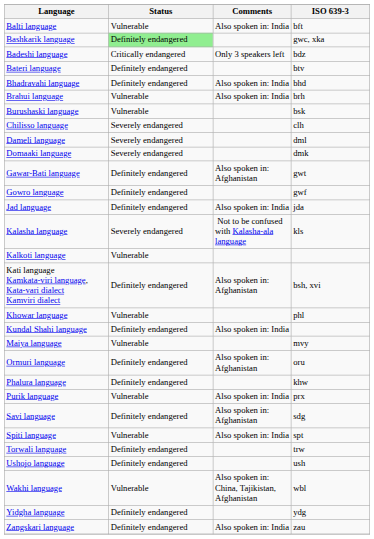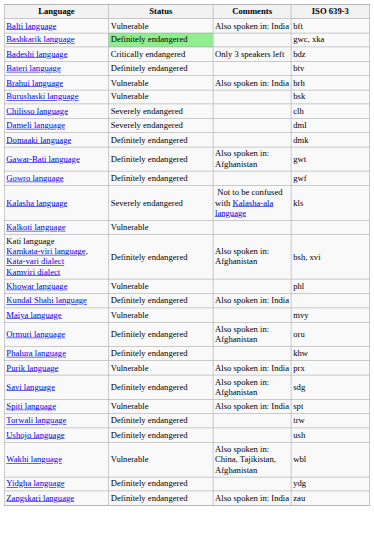- row: (43, 83)
(147, 154) Severely endangered -> (149, 140) Definitely endangered
- row: (29, 207)
